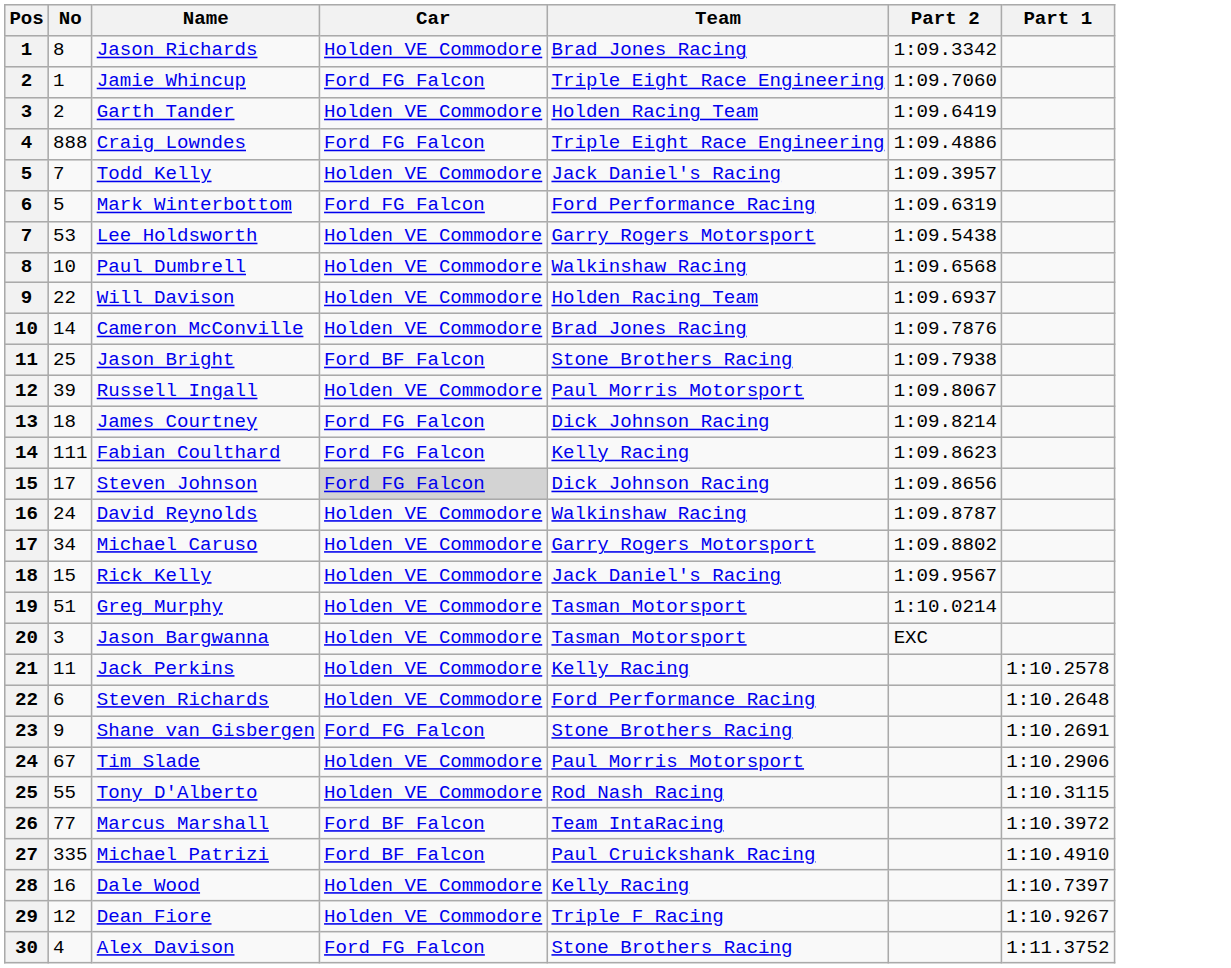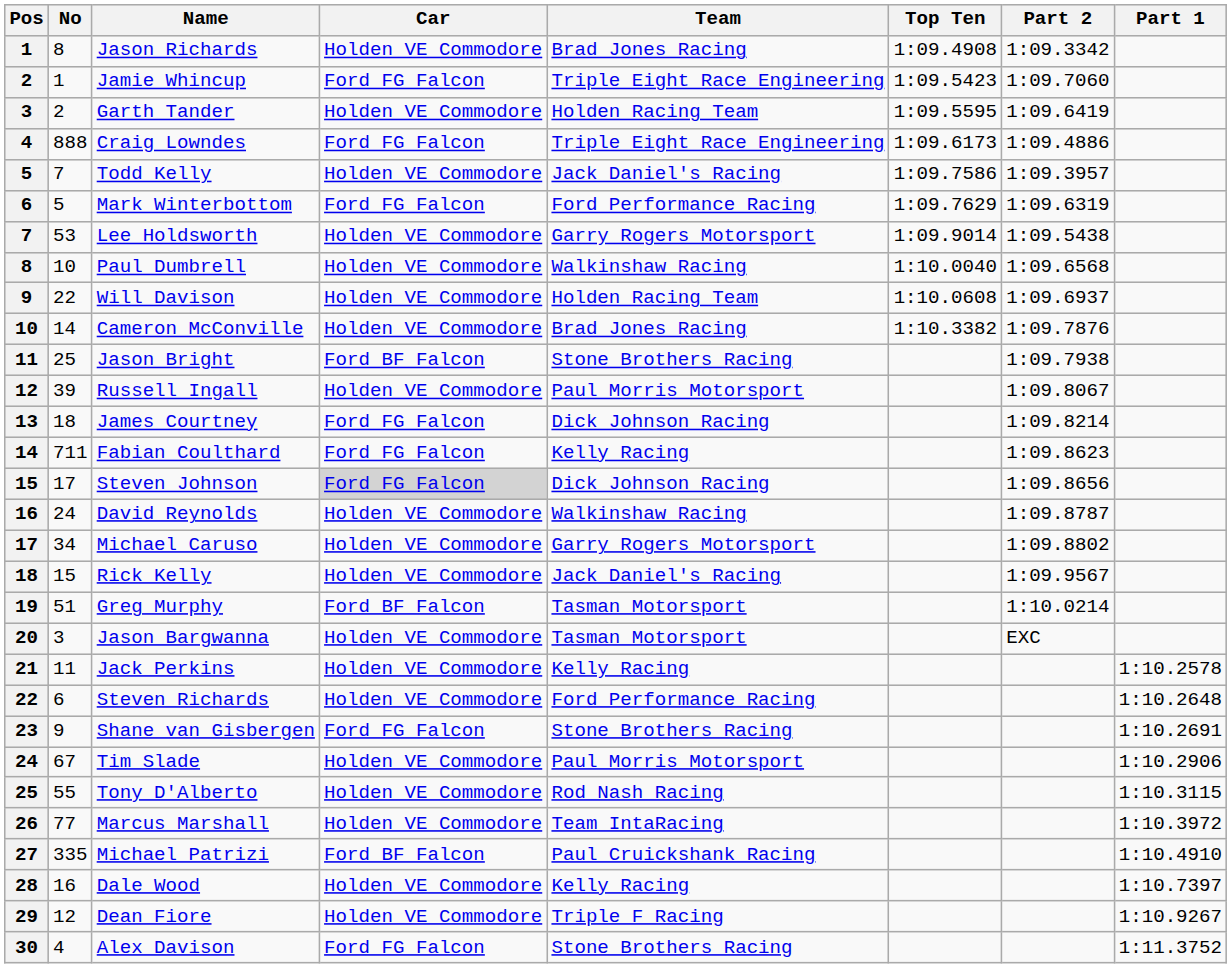+ column: (945, 21)
(70, 453) 111 -> (70, 453) 711
(433, 608) Holden VE Commodore -> (404, 608) Ford BF Falcon
(404, 824) Ford BF Falcon -> (433, 824) Holden VE Commodore
